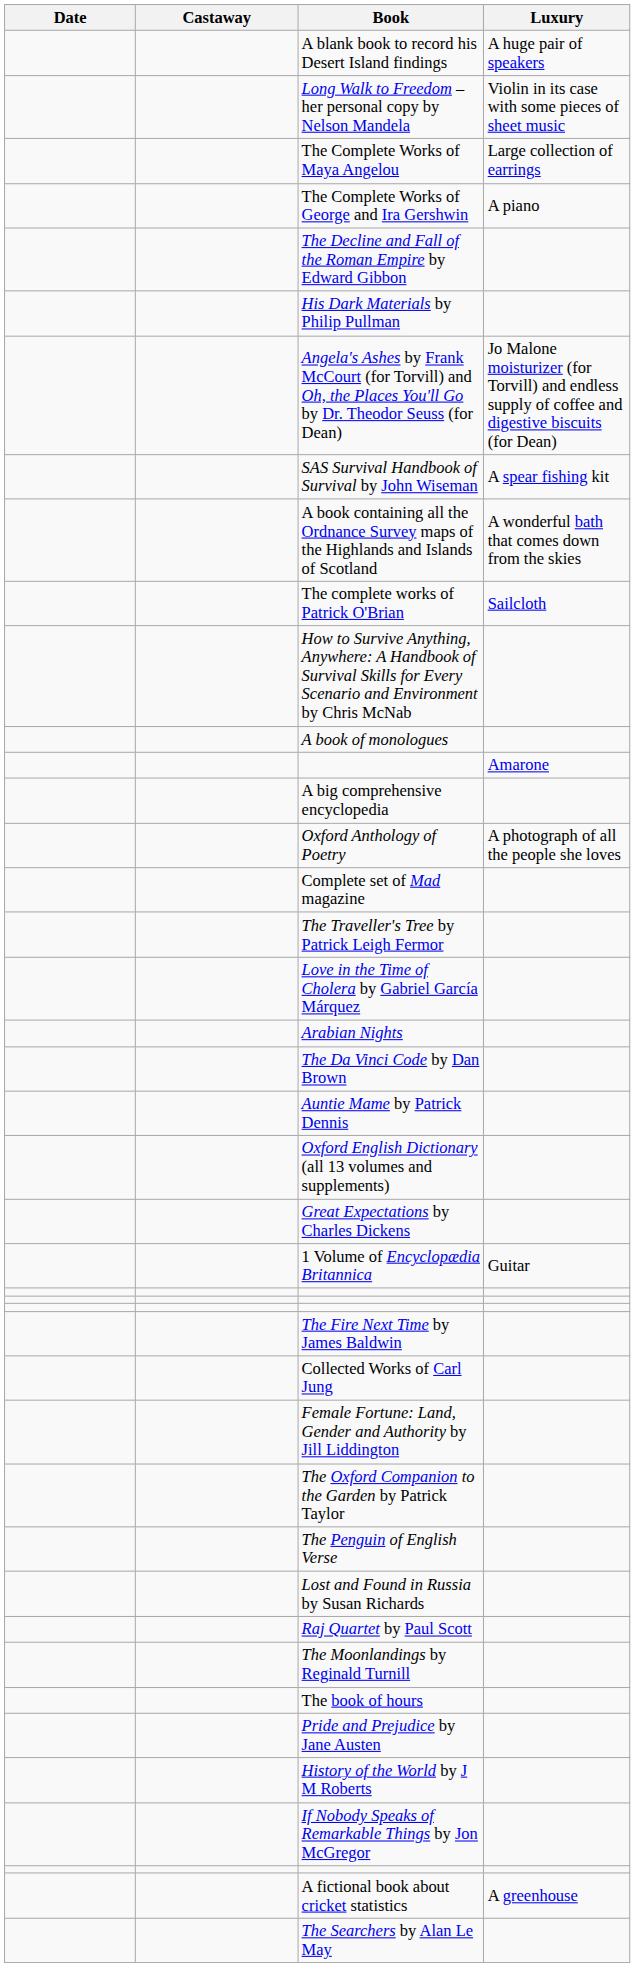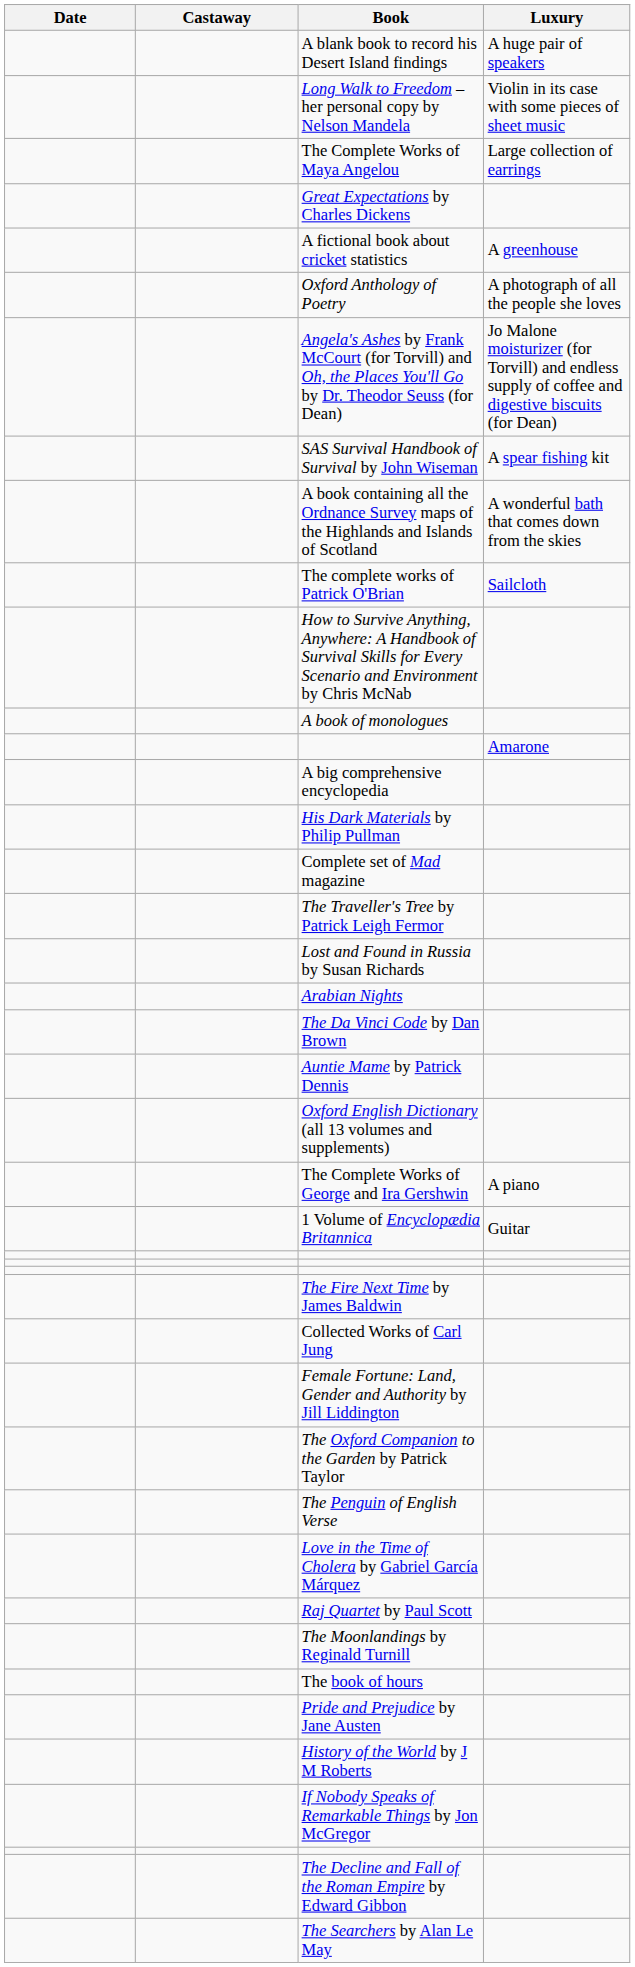rows swapped: (375, 1221) <-> (385, 205)
rows swapped: (376, 1895) <-> (380, 259)
rows swapped: (369, 845) <-> (376, 313)
rows swapped: (390, 988) <-> (386, 1593)
